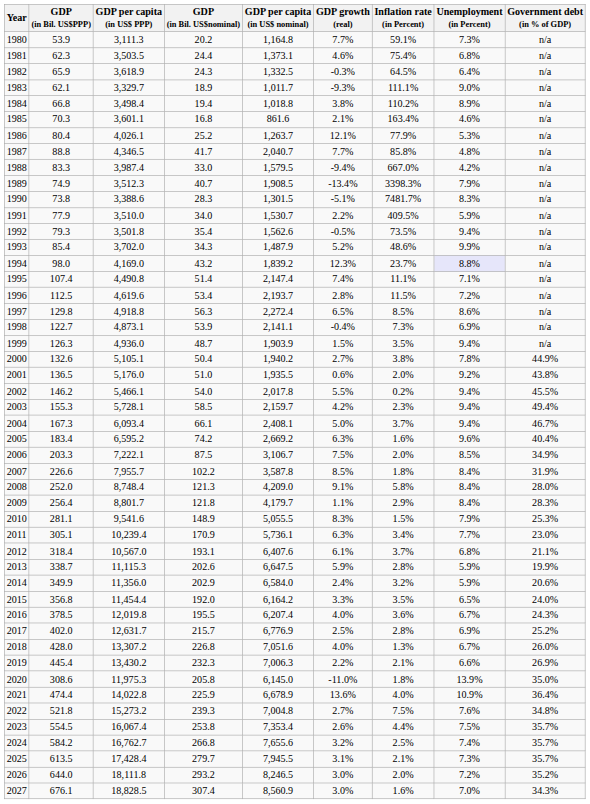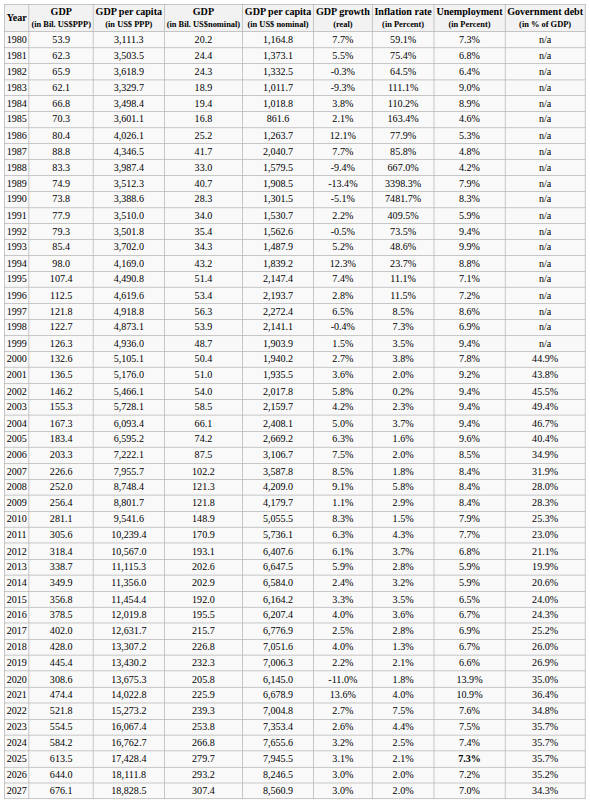(343, 55) 4.6% -> (343, 55) 5.5%
(470, 263) lavender background -> (470, 263) no background
(61, 311) 129.8 -> (61, 311) 121.8
(343, 375) 0.6% -> (343, 375) 3.6%
(343, 391) 5.5% -> (343, 391) 5.8%
(61, 535) 305.1 -> (61, 535) 305.6
(403, 535) 3.4% -> (403, 535) 4.3%
(129, 679) 11,975.3 -> (129, 679) 13,675.3
(470, 759) normal -> (470, 759) bold
(403, 791) 1.6% -> (403, 791) 2.0%
